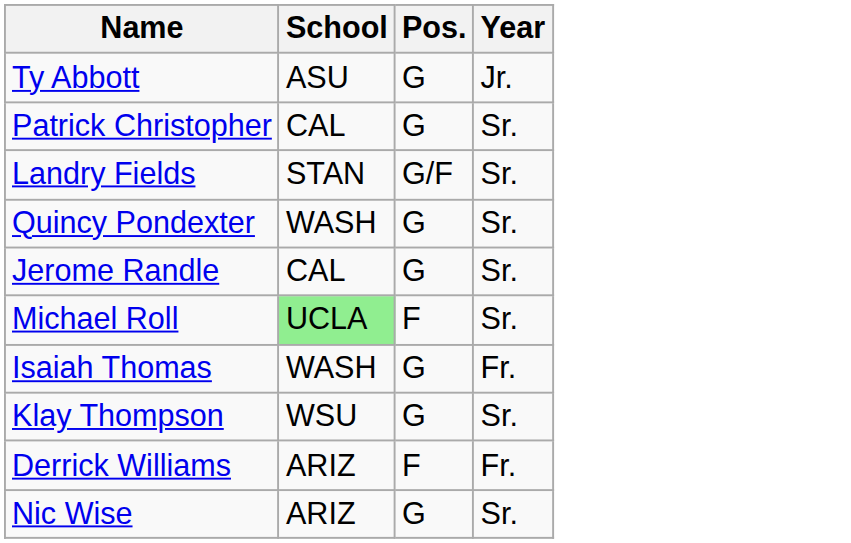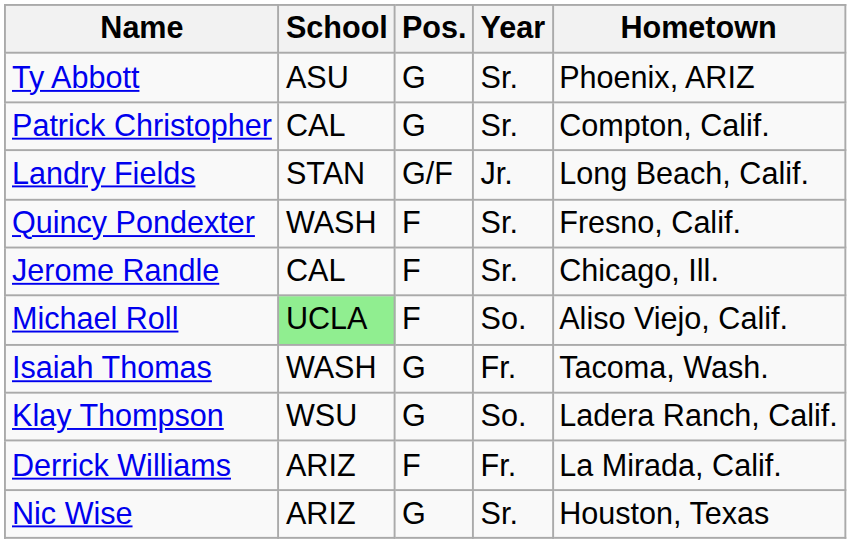+ column: (698, 28)
(497, 77) Jr. -> (499, 77) Sr.
(499, 174) Sr. -> (497, 174) Jr.
(414, 222) G -> (411, 222) F
(414, 271) G -> (411, 271) F
(499, 319) Sr. -> (503, 319) So.
(499, 416) Sr. -> (503, 416) So.
